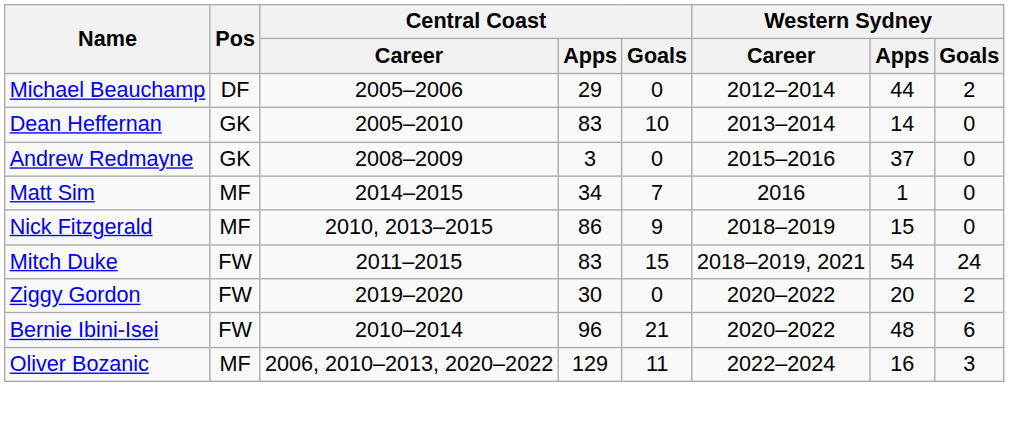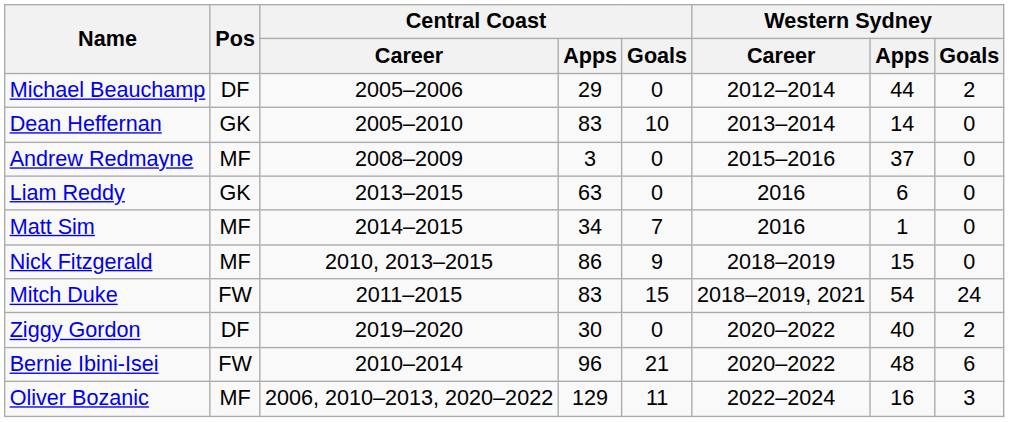(235, 158) GK -> (235, 158) MF
+ row: (67, 192)
(235, 295) FW -> (235, 329) DF
(902, 295) 20 -> (902, 329) 40
